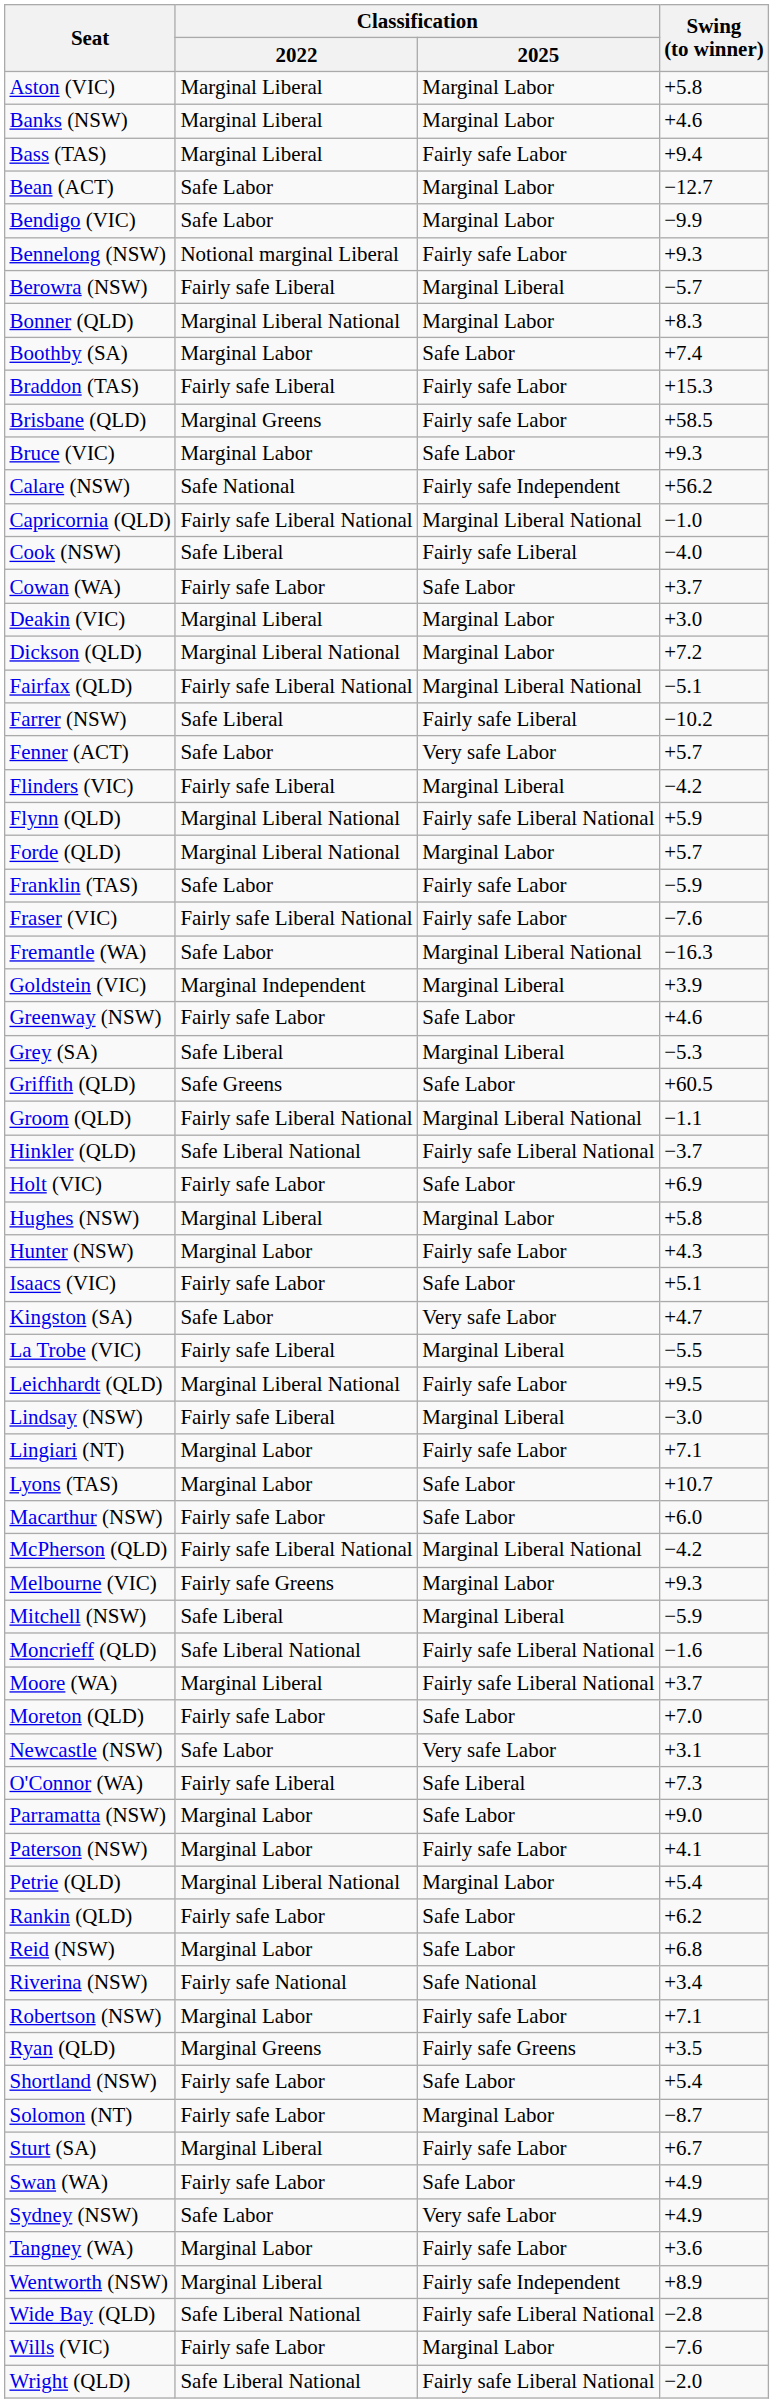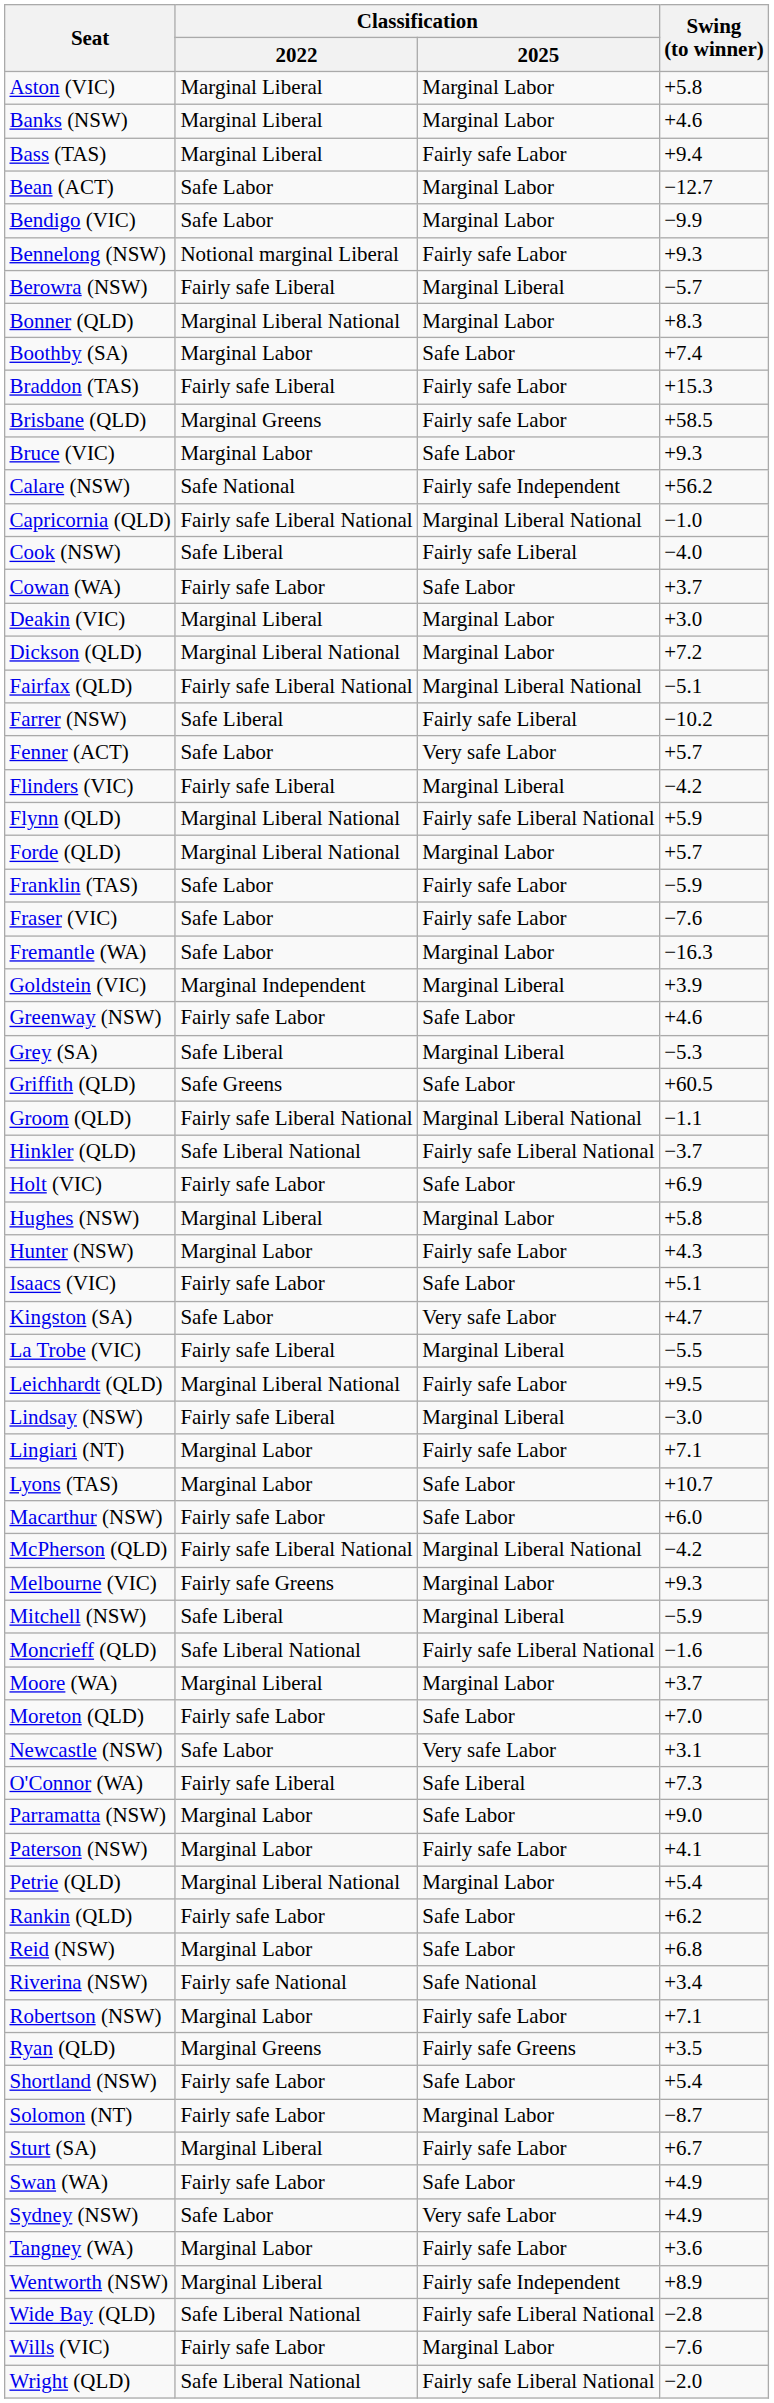(296, 918) Fairly safe Liberal National -> (227, 918) Safe Labor
(532, 951) Marginal Liberal National -> (488, 951) Marginal Labor
(538, 1683) Fairly safe Liberal National -> (488, 1683) Marginal Labor
